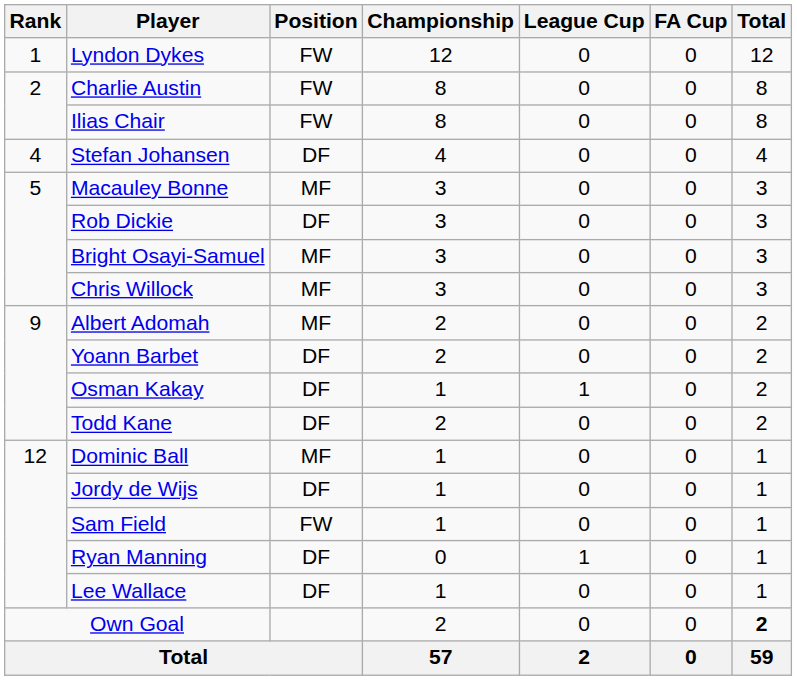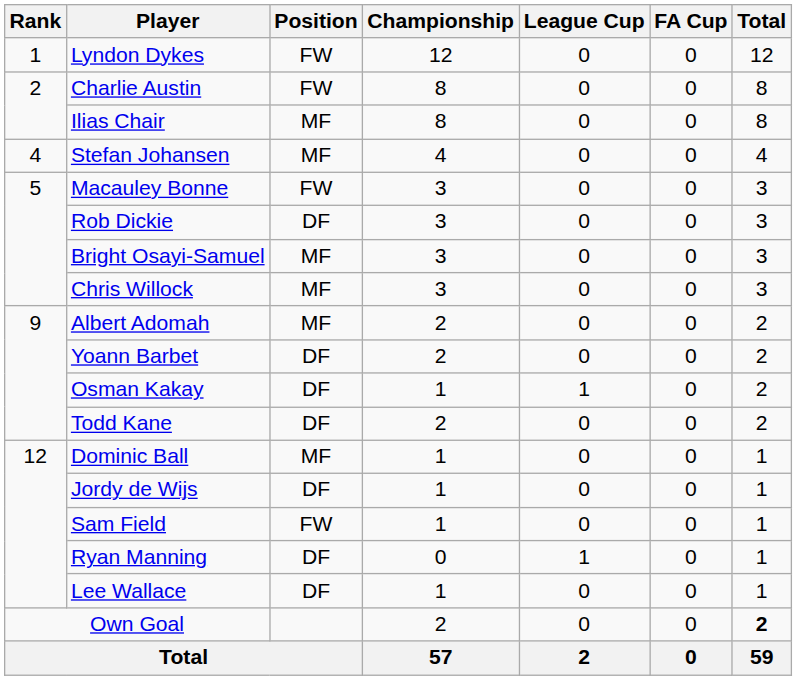(316, 121) FW -> (316, 121) MF
(316, 155) DF -> (316, 155) MF
(316, 188) MF -> (316, 188) FW
